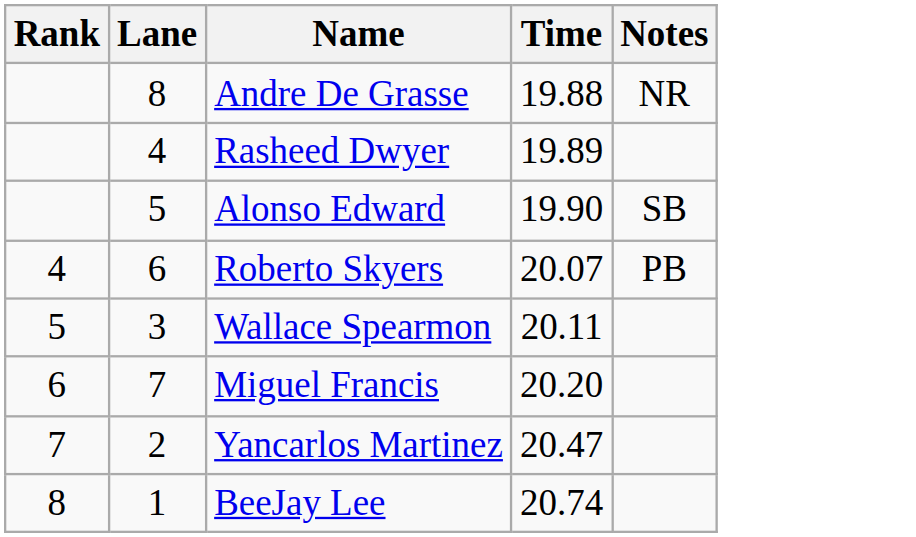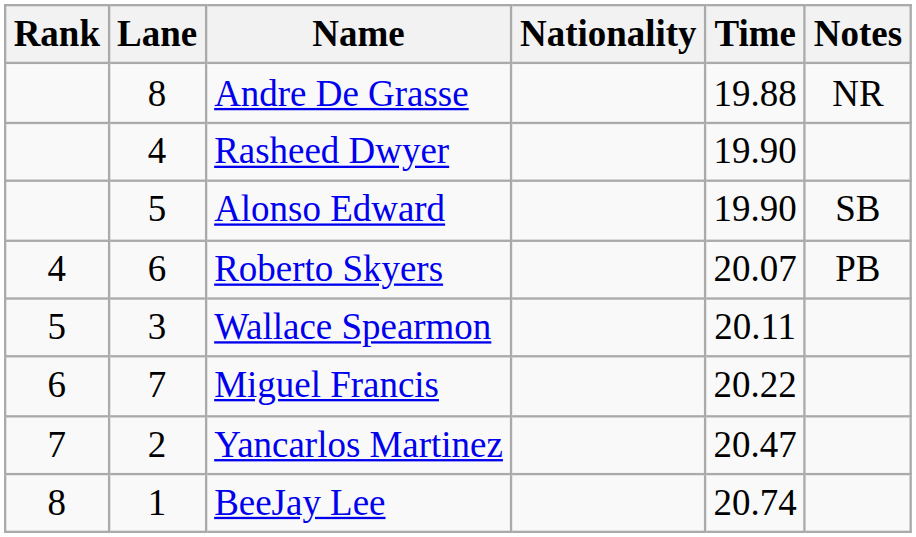+ column: (608, 33)
(562, 151) 19.89 -> (755, 151) 19.90
(562, 385) 20.20 -> (755, 385) 20.22
